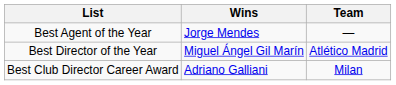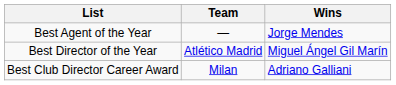columns swapped: (244, 13) <-> (348, 13)
